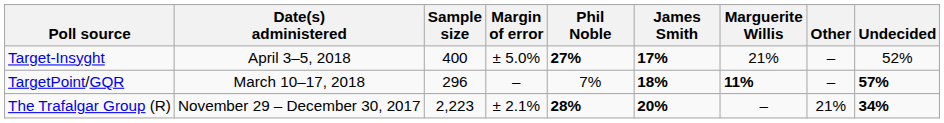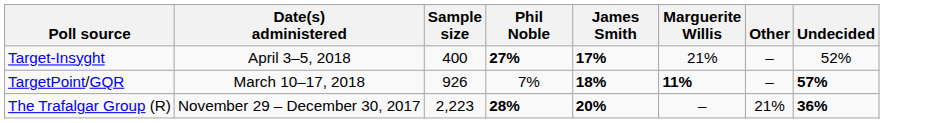- column: (516, 25)
(455, 82) 296 -> (455, 82) 926
(874, 106) 34% -> (812, 106) 36%
